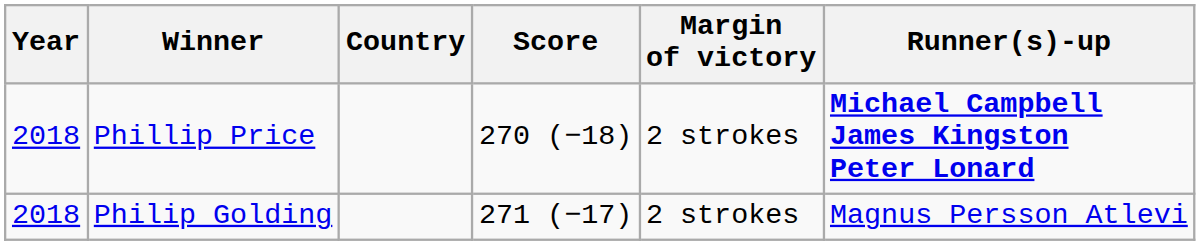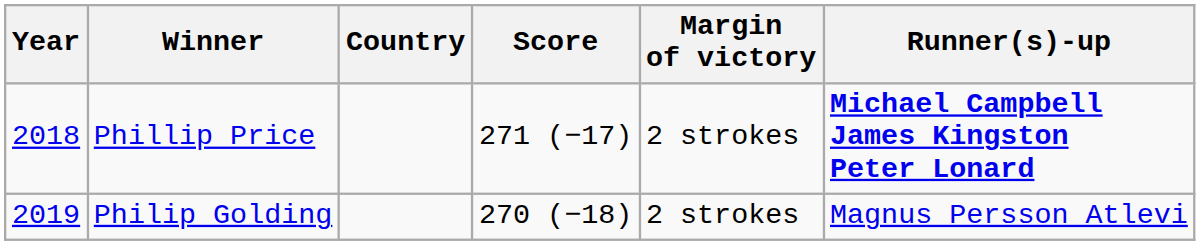(556, 139) 270 (−18) -> (556, 139) 271 (−17)
(46, 217) 2018 -> (46, 217) 2019
(556, 217) 271 (−17) -> (556, 217) 270 (−18)
